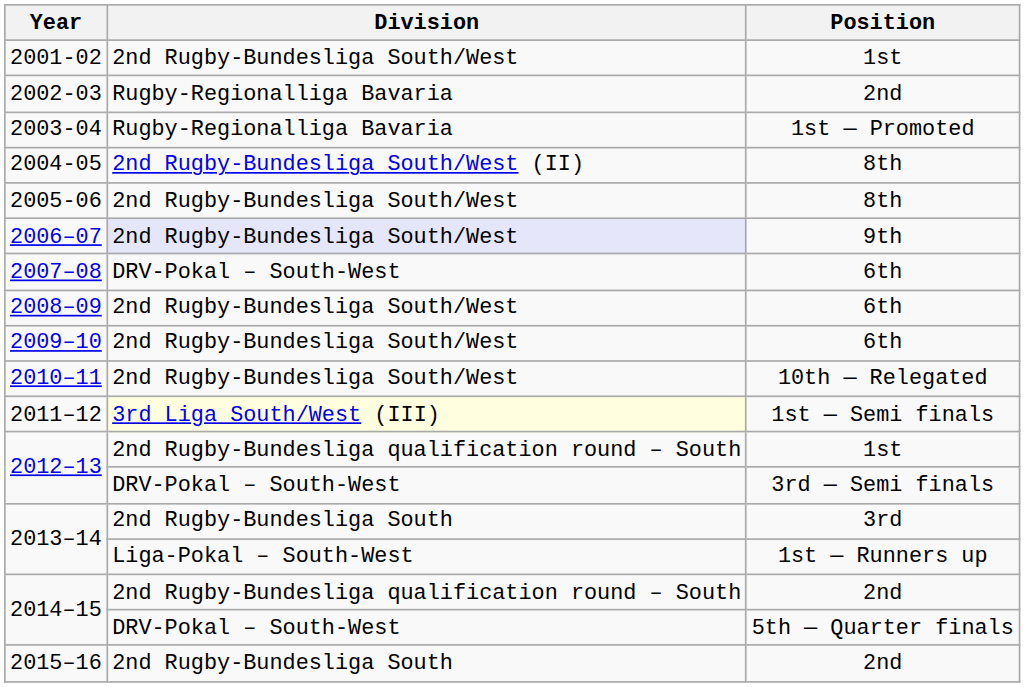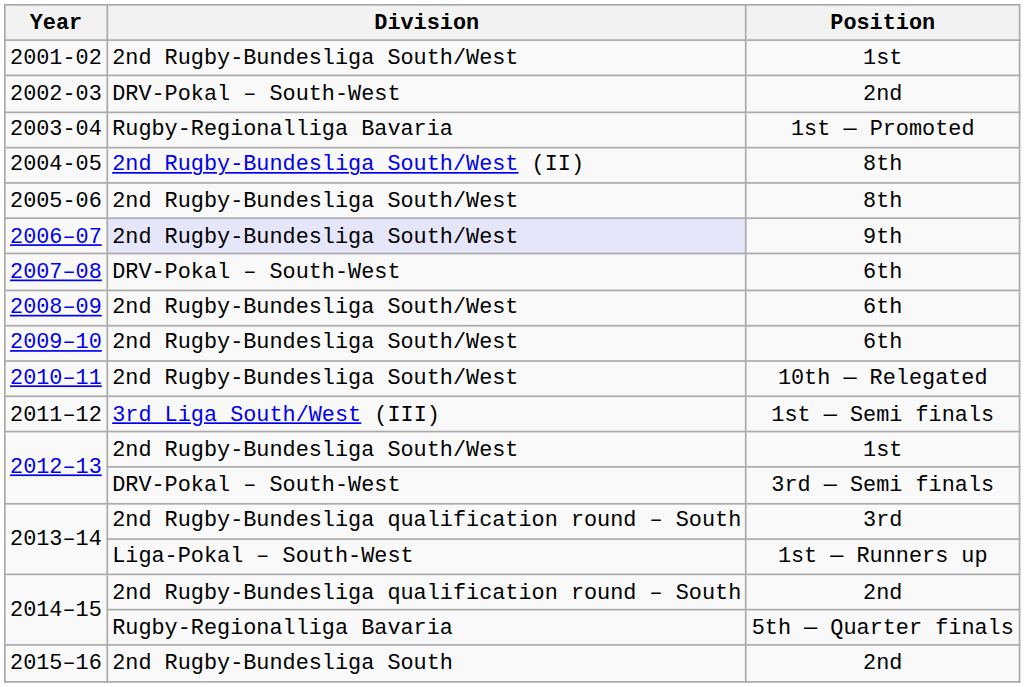(283, 94) Rugby-Regionalliga Bavaria -> (256, 94) DRV-Pokal – South-West
(276, 414) lightyellow background -> (276, 414) no background
(427, 450) 2nd Rugby-Bundesliga qualification round – South -> (315, 450) 2nd Rugby-Bundesliga South/West
(283, 521) 2nd Rugby-Bundesliga South -> (427, 521) 2nd Rugby-Bundesliga qualification round – South
(256, 628) DRV-Pokal – South-West -> (283, 628) Rugby-Regionalliga Bavaria
